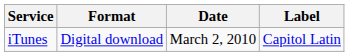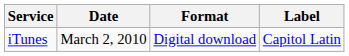columns swapped: (213, 16) <-> (112, 16)
